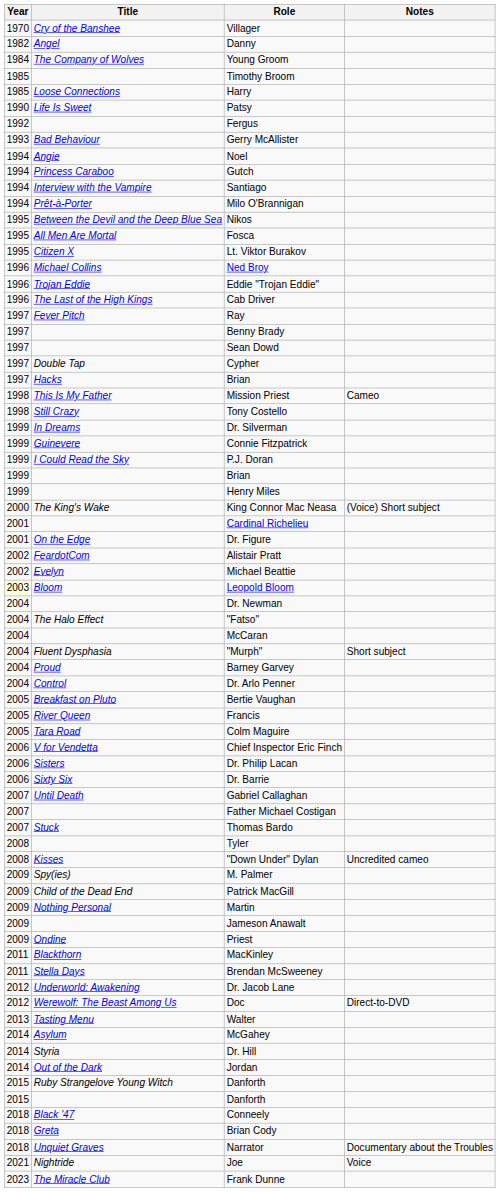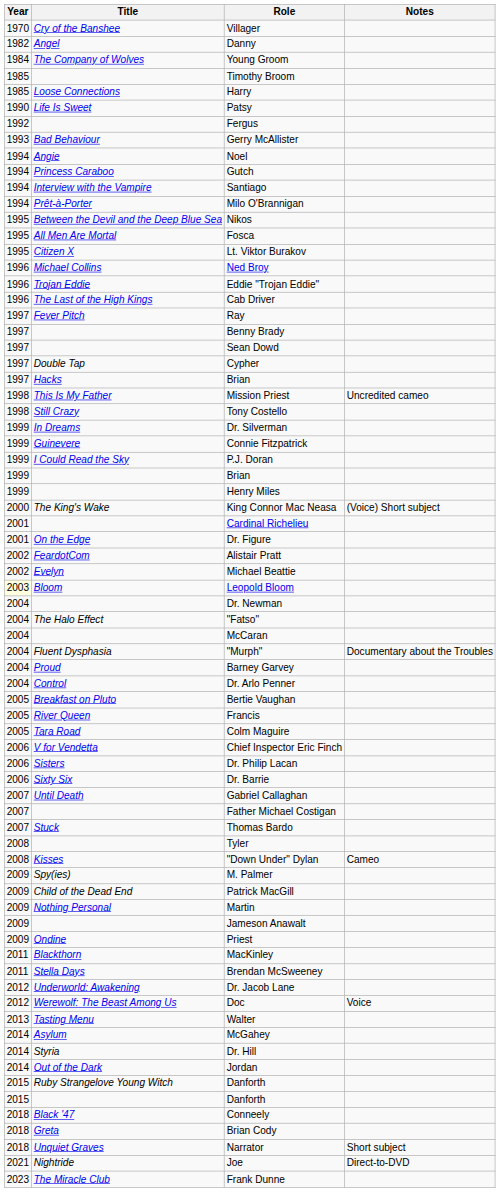(363, 396) Cameo -> (388, 396) Uncredited cameo
(376, 651) Short subject -> (420, 651) Documentary about the Troubles
(388, 859) Uncredited cameo -> (363, 859) Cameo
(378, 1003) Direct-to-DVD -> (359, 1003) Voice
(420, 1147) Documentary about the Troubles -> (376, 1147) Short subject
(359, 1163) Voice -> (378, 1163) Direct-to-DVD
